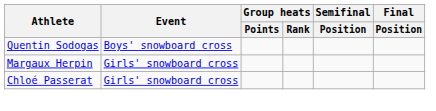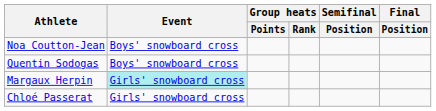+ row: (56, 46)
(171, 63) no background -> (177, 80) paleturquoise background
